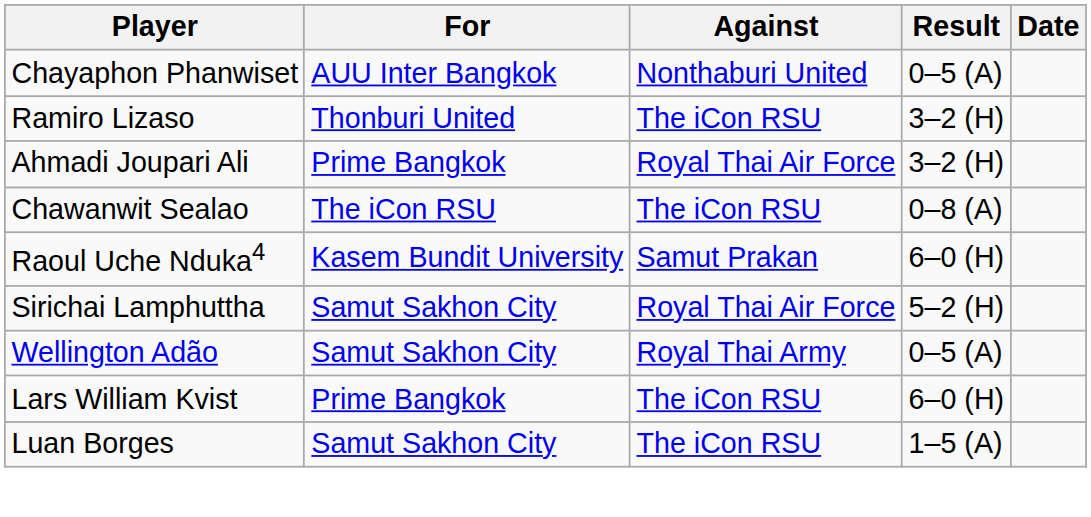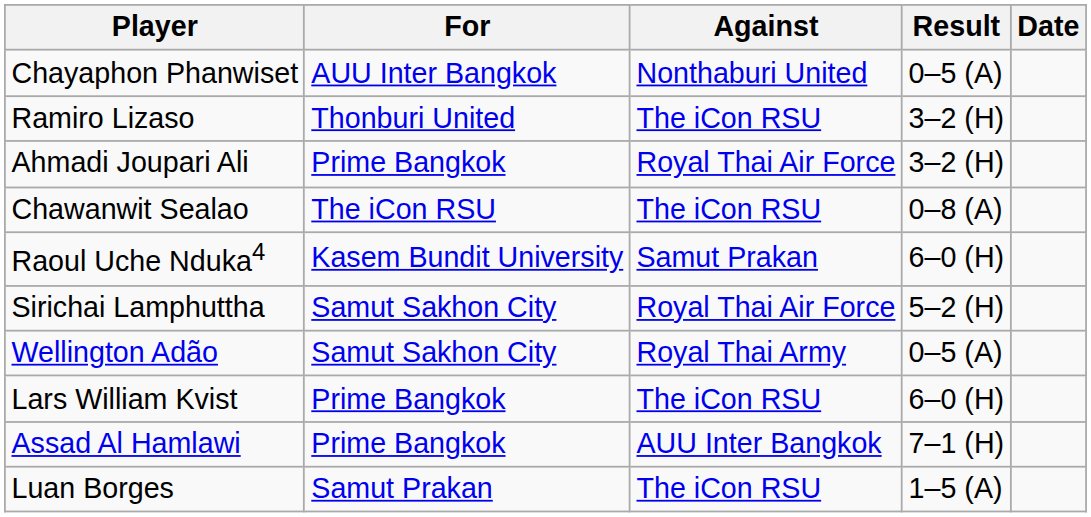+ row: (126, 443)
(434, 443) Samut Sakhon City -> (402, 489) Samut Prakan
